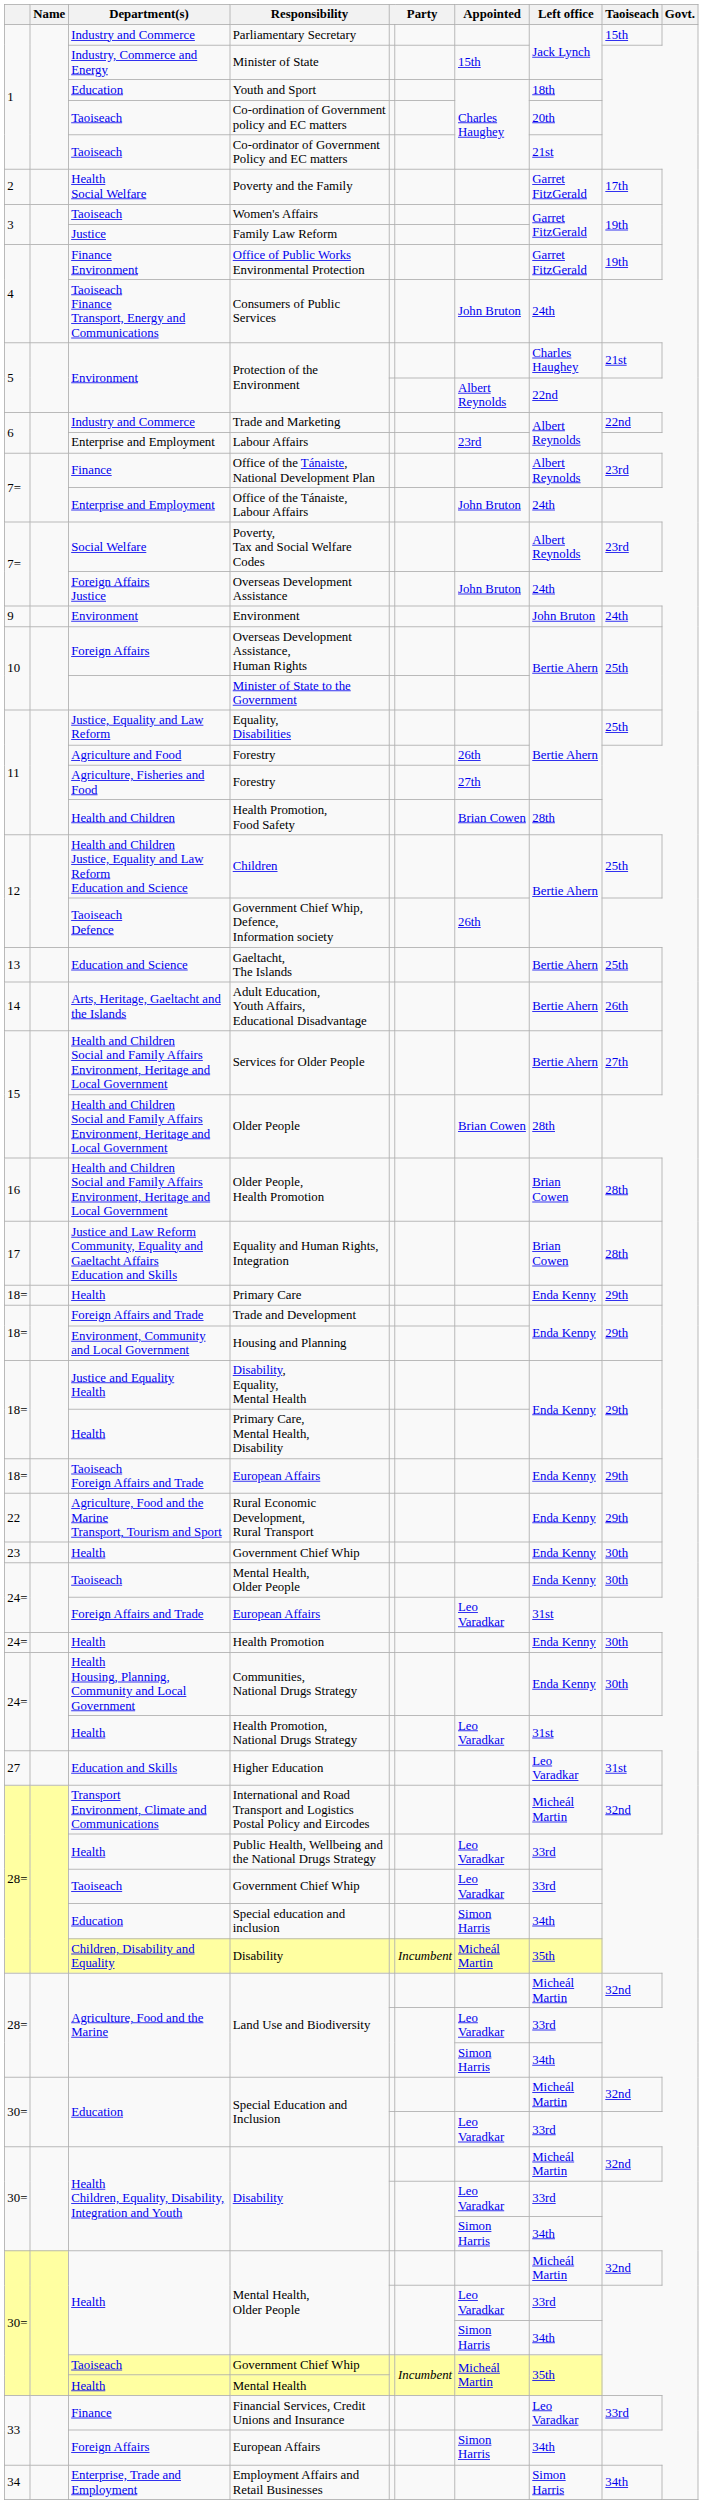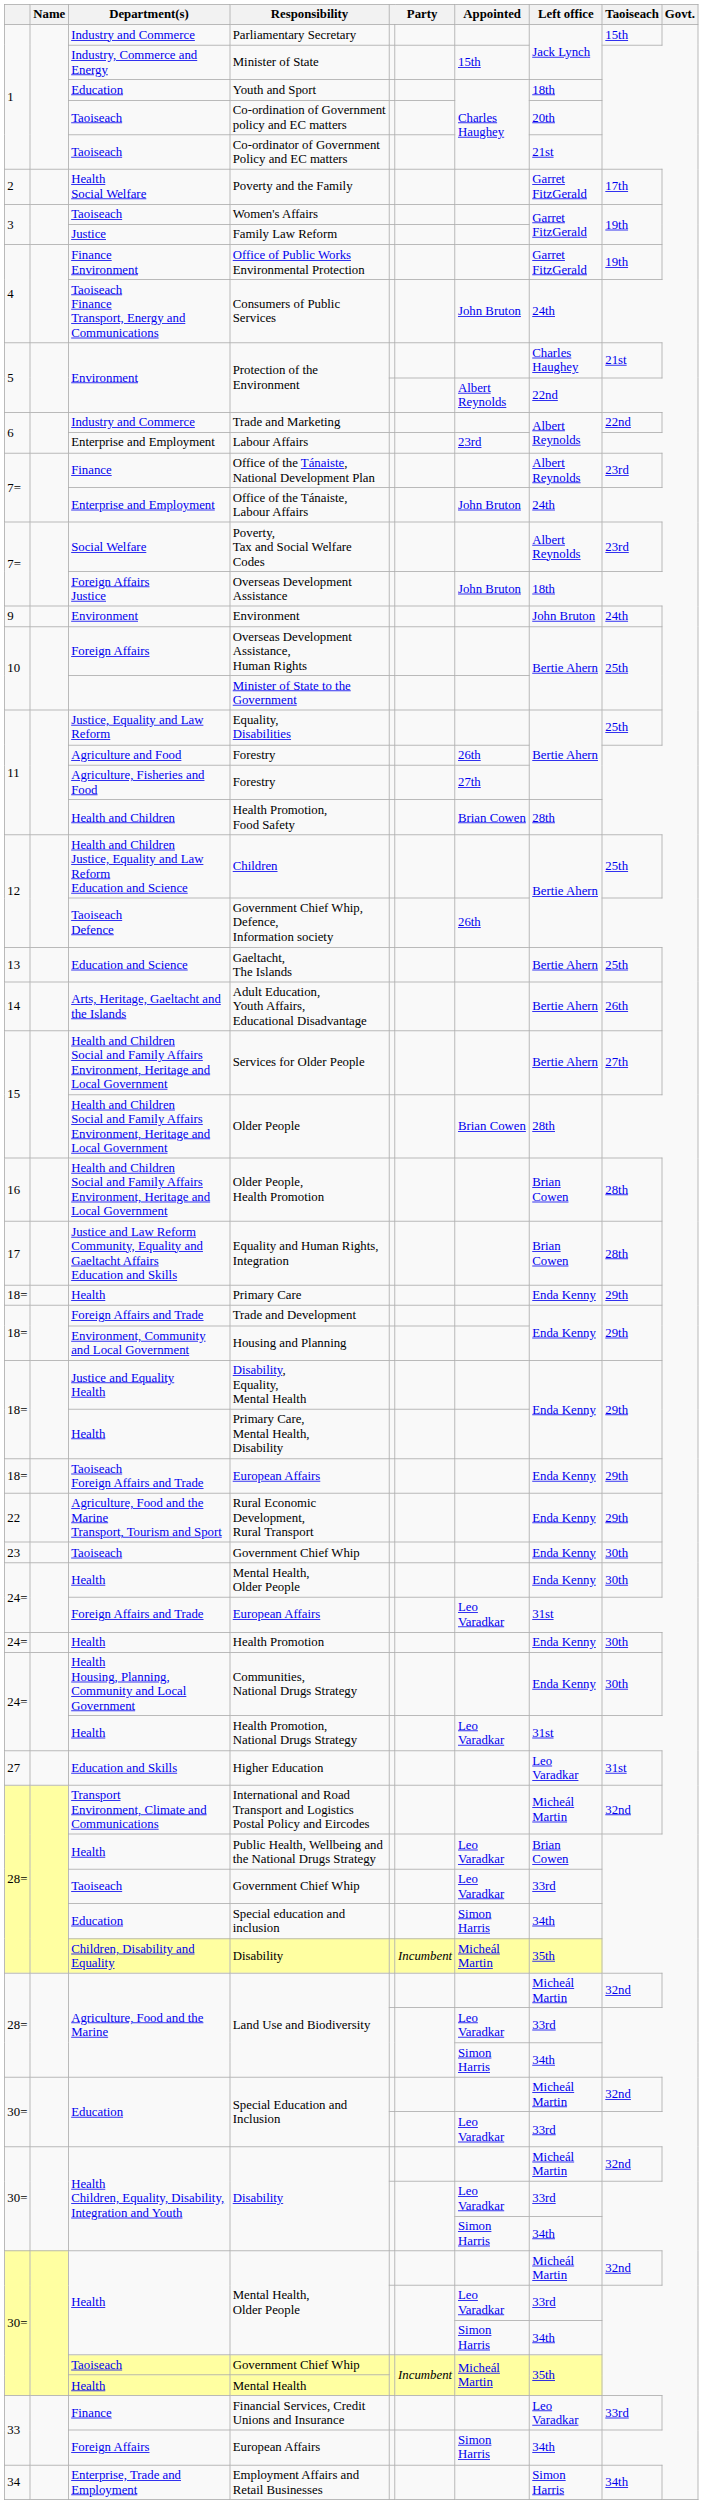(544, 588) 24th -> (544, 588) 18th
(88, 1552) Health -> (97, 1552) Taoiseach
(97, 1580) Taoiseach -> (88, 1580) Health
(544, 1851) 33rd -> (550, 1851) Brian Cowen
